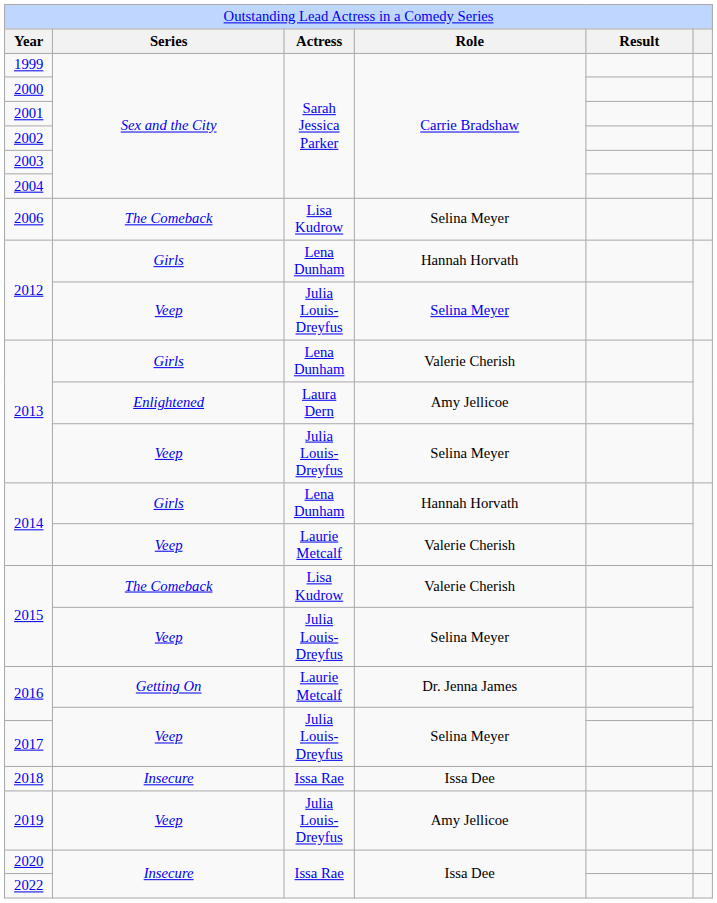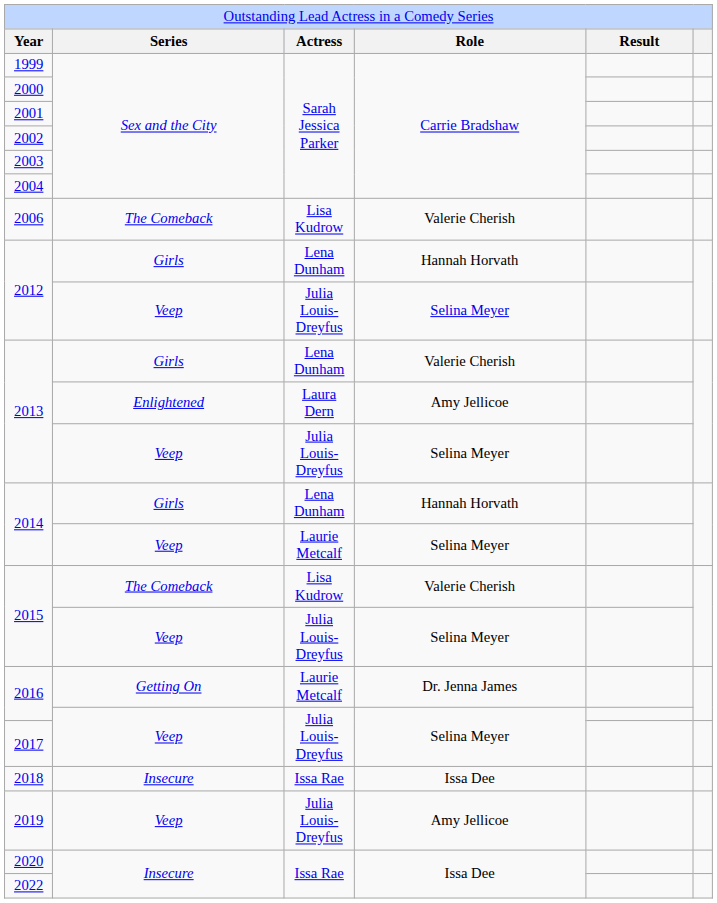(470, 219) Selina Meyer -> (470, 219) Valerie Cherish
(470, 545) Valerie Cherish -> (470, 545) Selina Meyer
